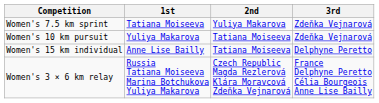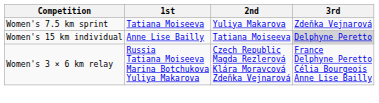- row: (57, 37)
(333, 50) no background -> (333, 37) lightgrey background
